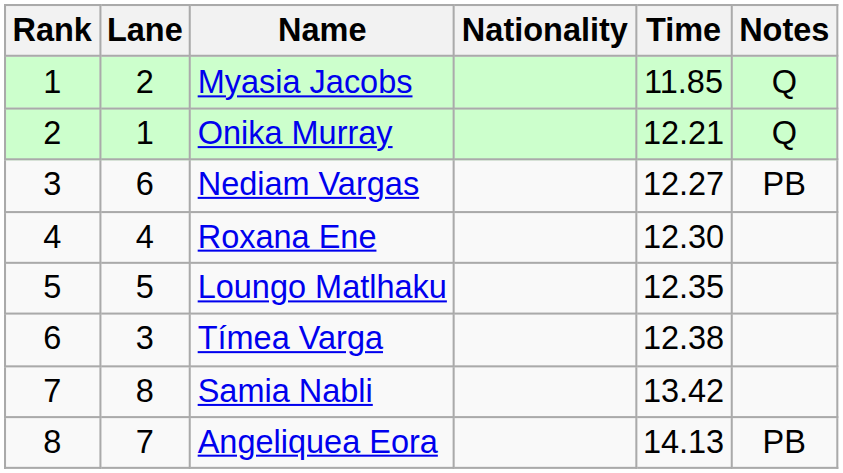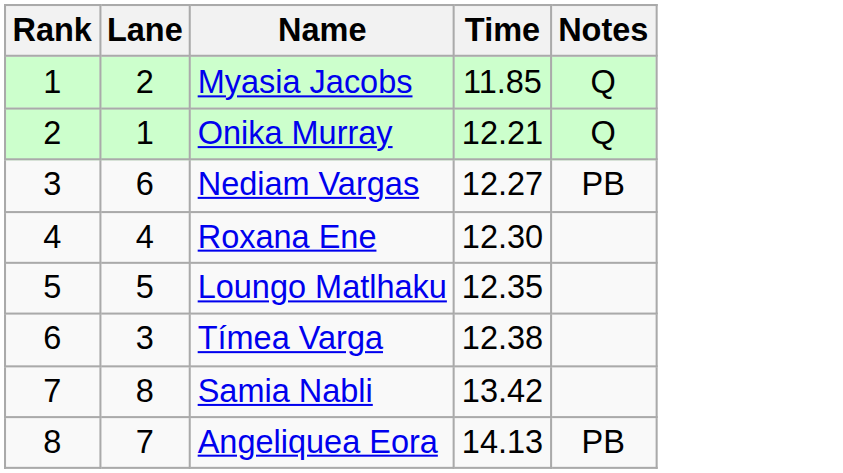- column: (545, 30)
